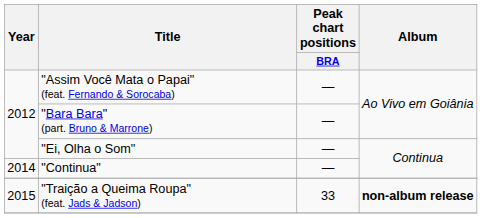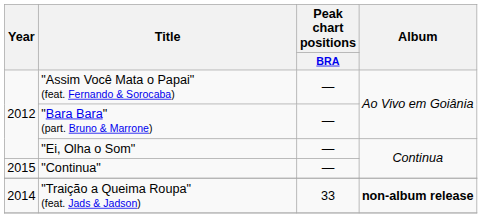(21, 168) 2014 -> (21, 168) 2015
(21, 195) 2015 -> (21, 195) 2014
